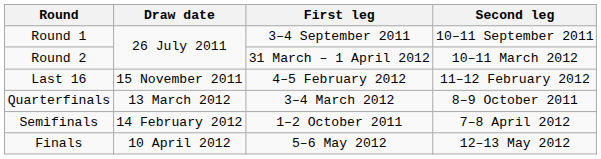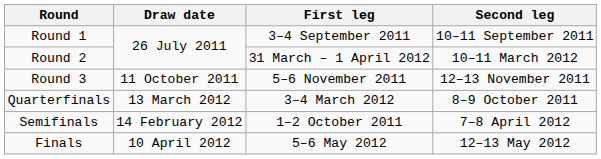+ row: (59, 79)
- row: (59, 79)
